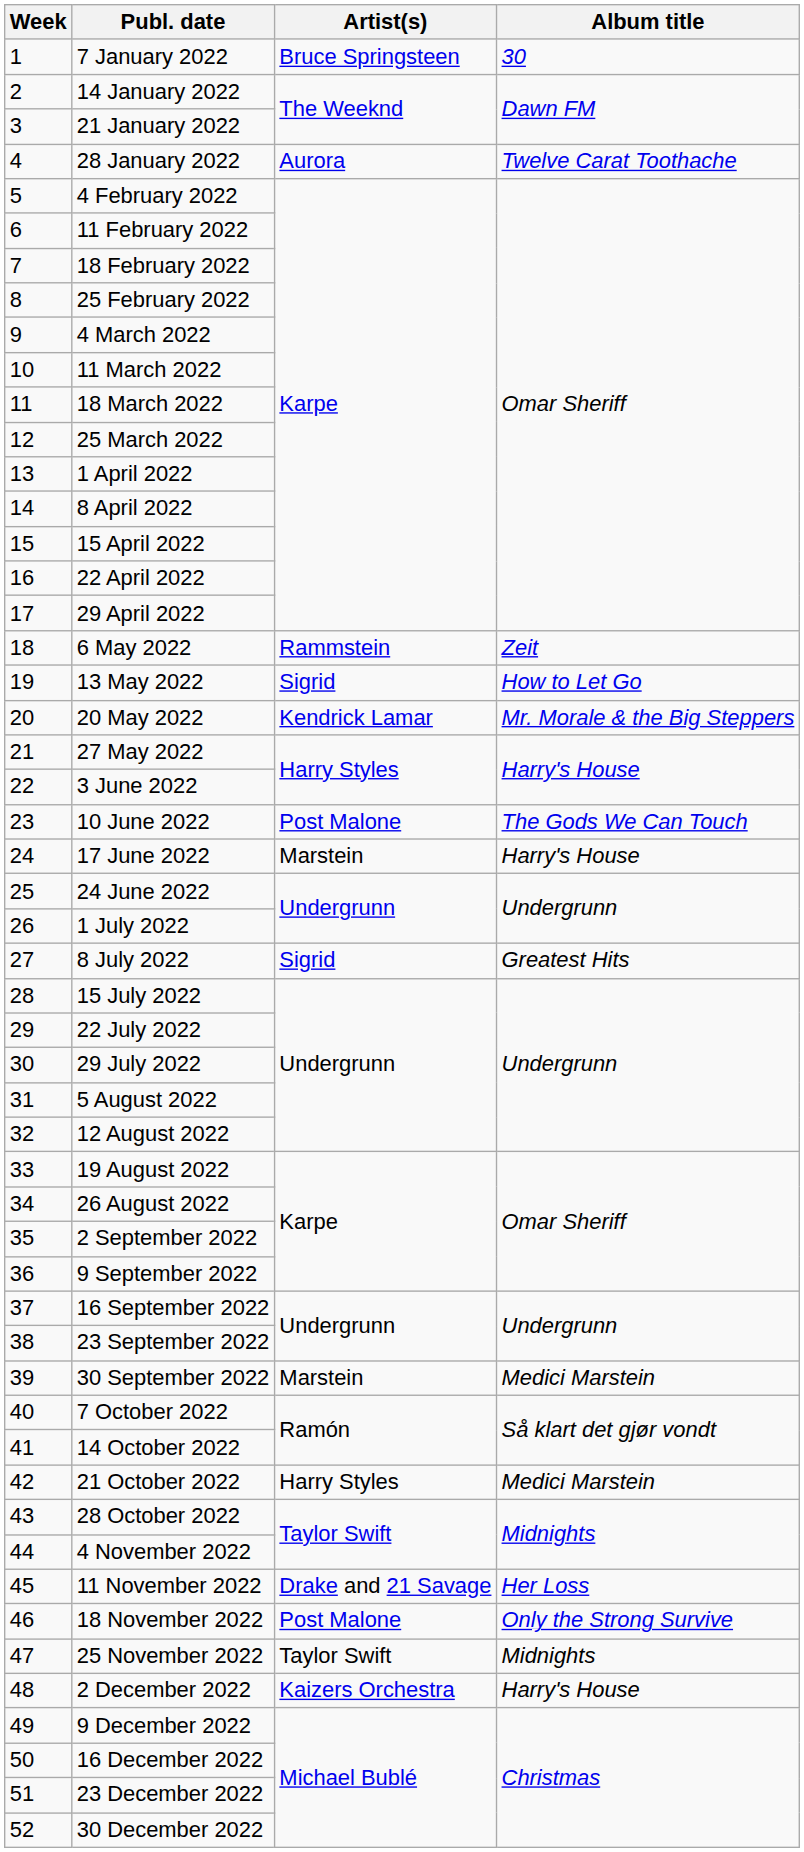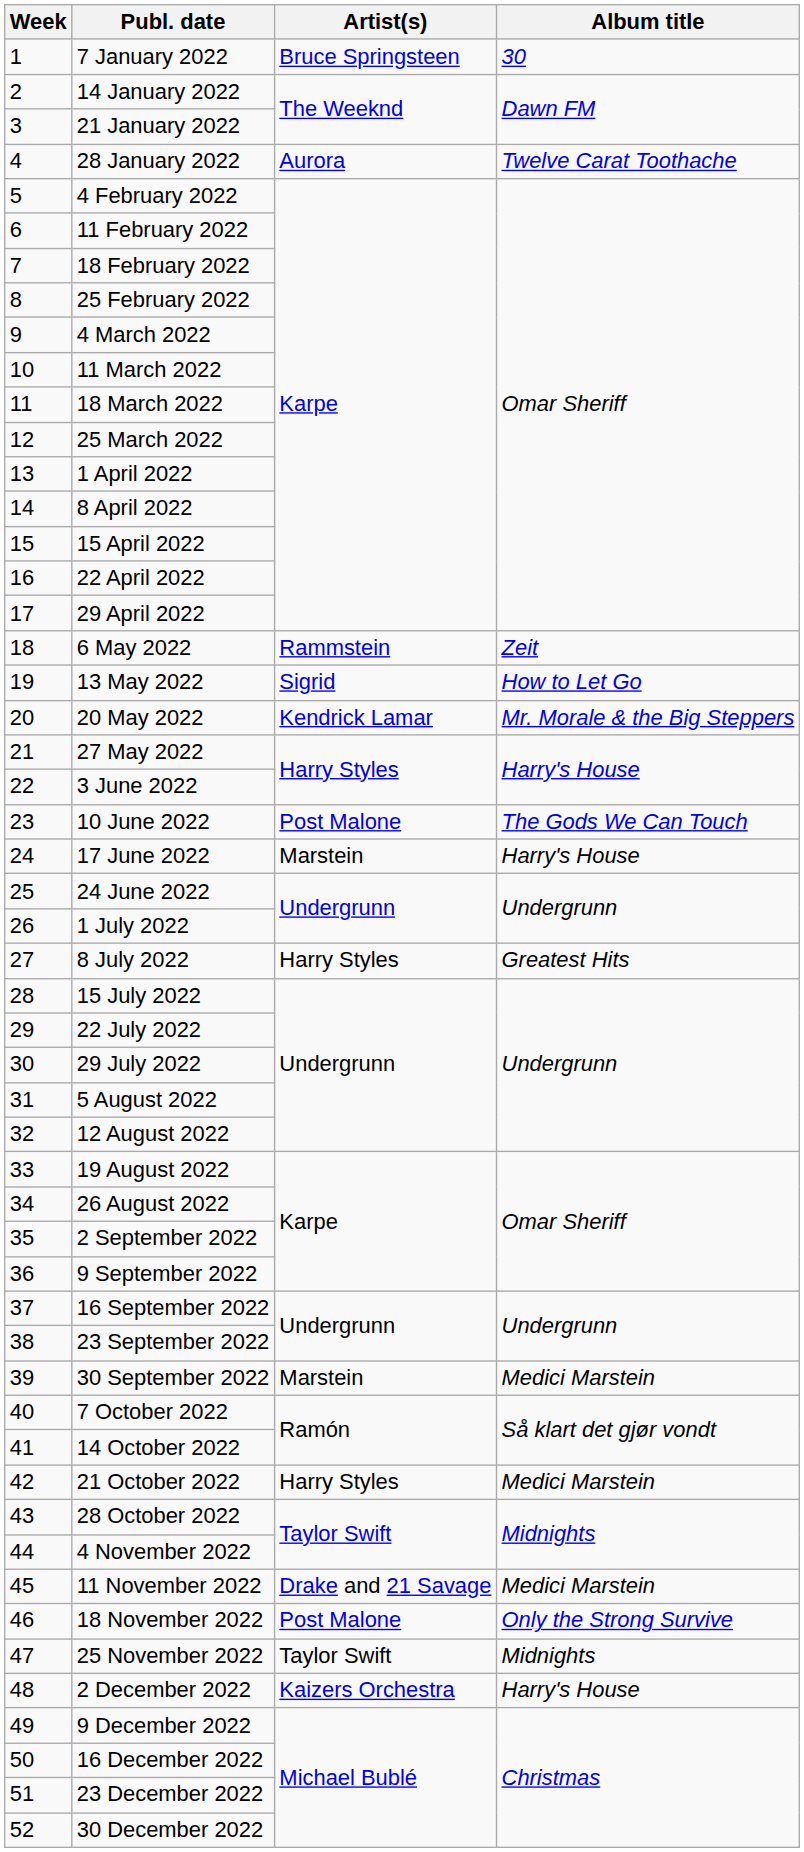(307, 960) Sigrid -> (339, 960) Harry Styles
(545, 1586) Her Loss -> (578, 1586) Medici Marstein
